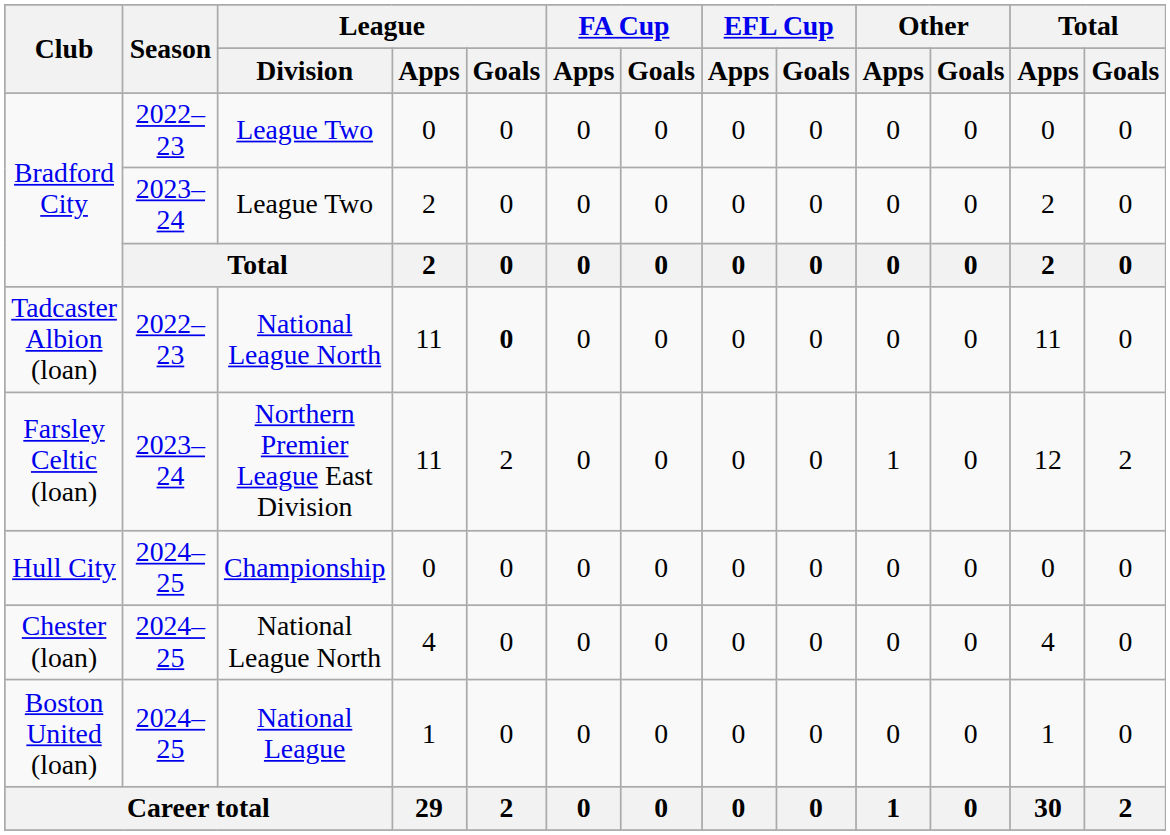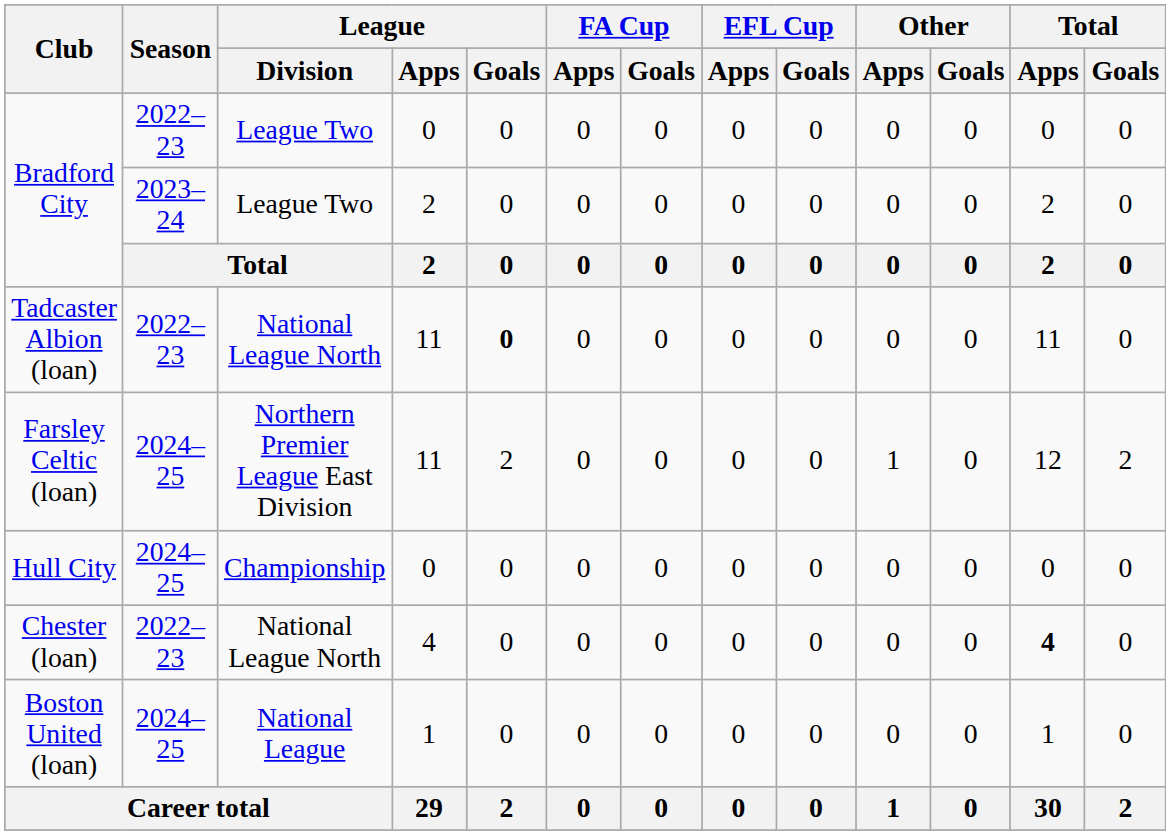(170, 461) 2023–24 -> (170, 461) 2024–25
(170, 642) 2024–25 -> (170, 642) 2022–23
(1048, 642) normal -> (1048, 642) bold
